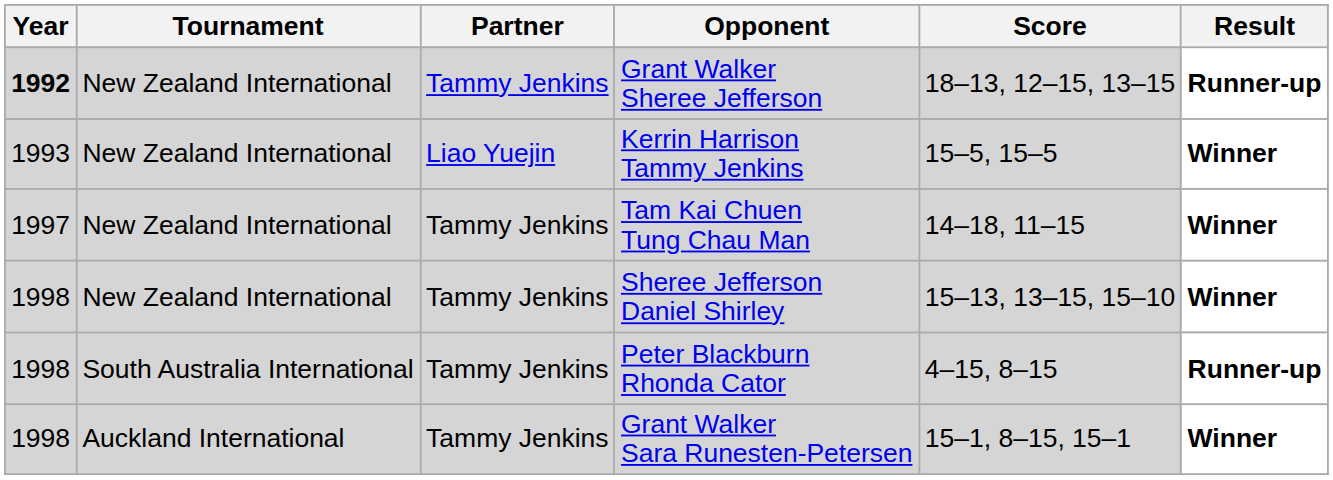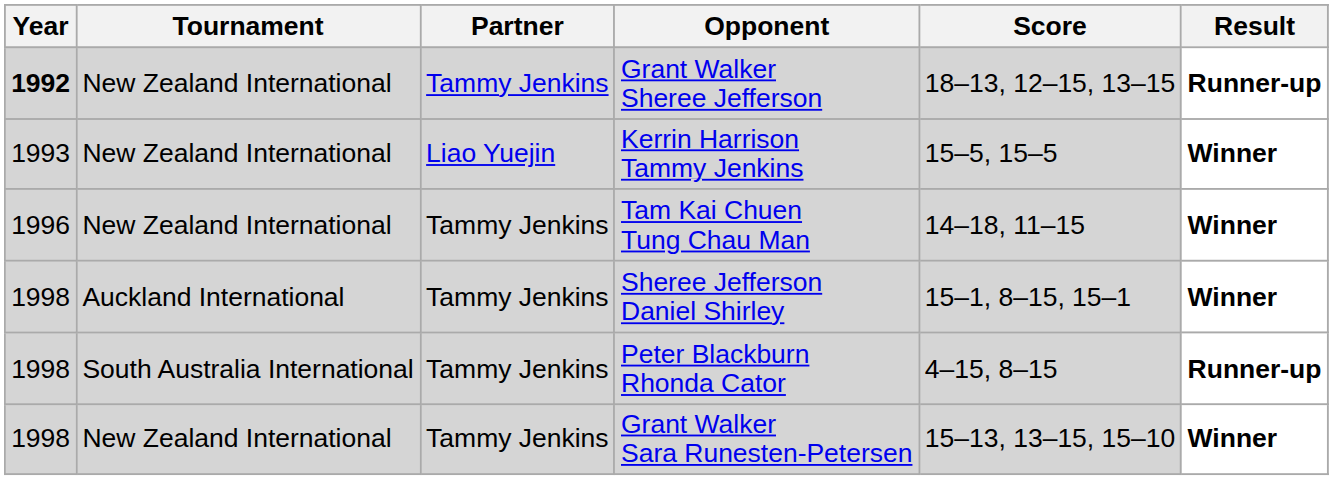(41, 225) 1997 -> (41, 225) 1996
(237, 297) New Zealand International -> (213, 297) Auckland International
(1050, 297) 15–13, 13–15, 15–10 -> (1028, 297) 15–1, 8–15, 15–1
(213, 439) Auckland International -> (237, 439) New Zealand International
(1028, 439) 15–1, 8–15, 15–1 -> (1050, 439) 15–13, 13–15, 15–10
